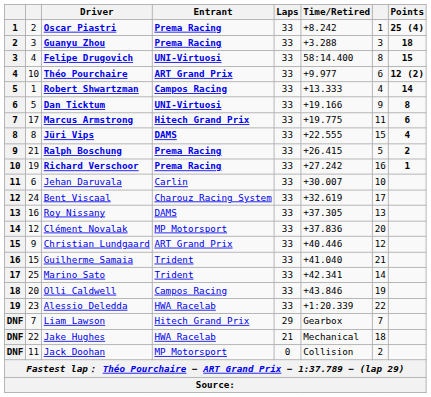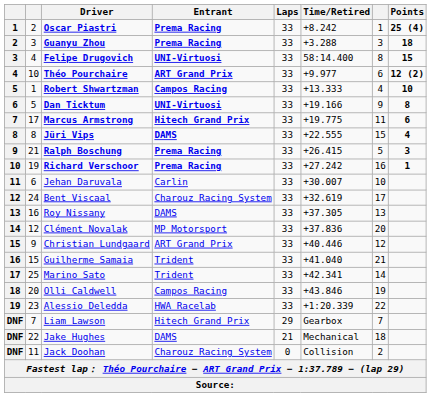(407, 90) 14 -> (407, 90) 10
(407, 151) 2 -> (407, 151) 3
(185, 337) HWA Racelab -> (166, 337) DAMS
(191, 352) MP Motorsport -> (213, 352) Charouz Racing System
